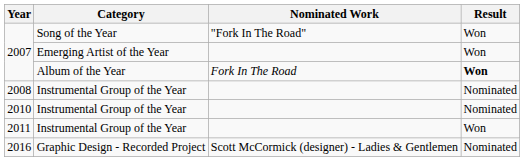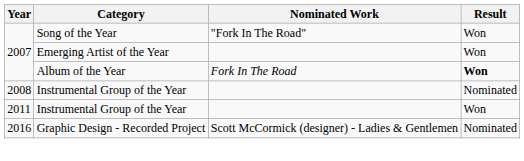- row: (19, 109)
